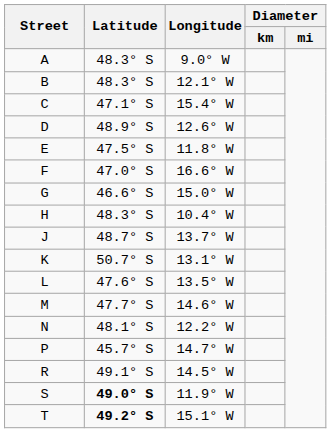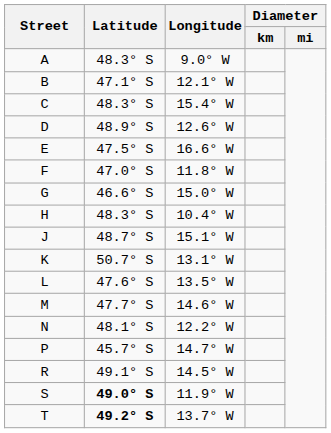(125, 82) 48.3° S -> (125, 82) 47.1° S
(125, 105) 47.1° S -> (125, 105) 48.3° S
(205, 149) 11.8° W -> (205, 149) 16.6° W
(205, 171) 16.6° W -> (205, 171) 11.8° W
(205, 238) 13.7° W -> (205, 238) 15.1° W
(205, 416) 15.1° W -> (205, 416) 13.7° W
